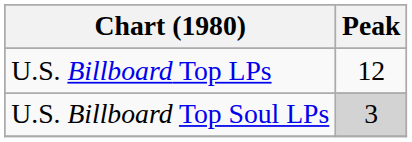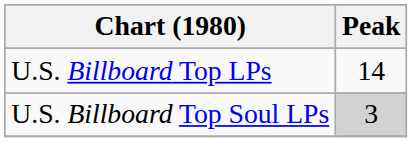(371, 70) 12 -> (371, 70) 14
